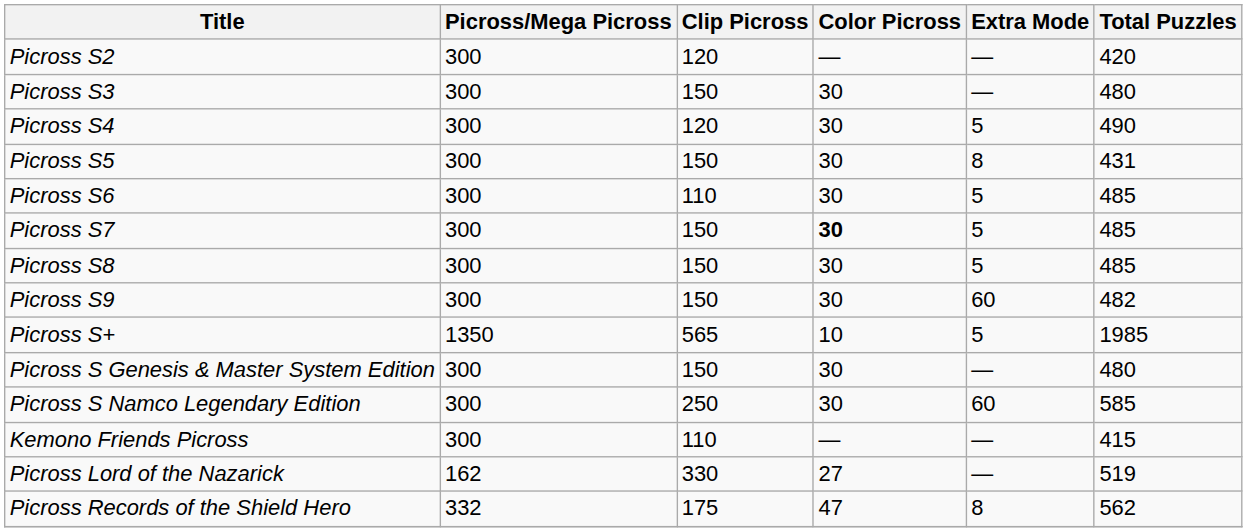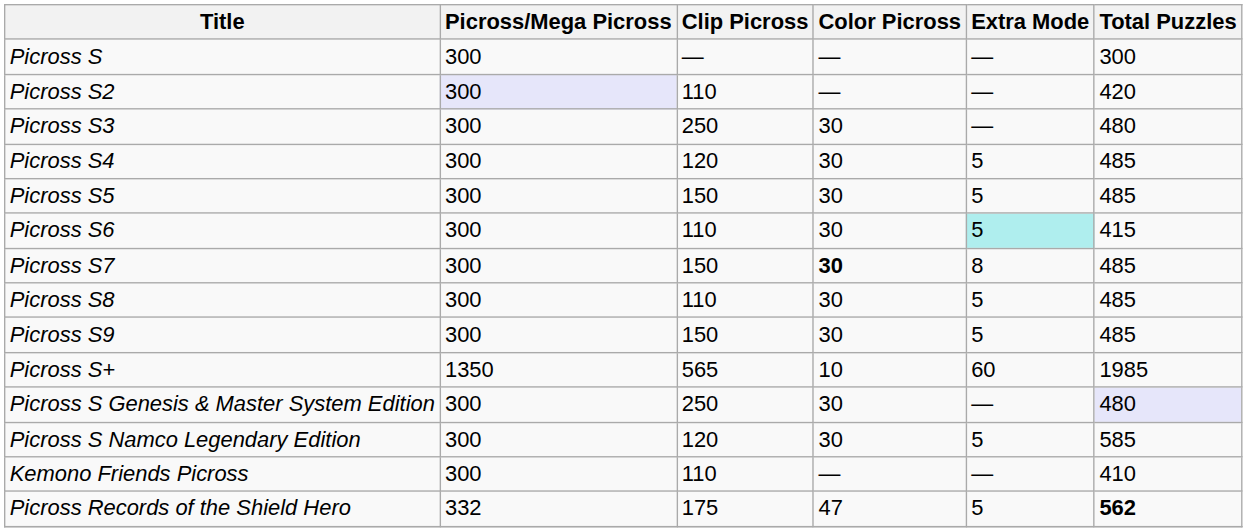+ row: (56, 56)
(463, 56) no background -> (463, 91) lavender background
(700, 56) 120 -> (699, 91) 110
(700, 91) 150 -> (700, 126) 250
(1118, 126) 490 -> (1118, 160) 485
(977, 160) 8 -> (977, 195) 5
(1118, 160) 431 -> (1118, 195) 485
(977, 195) no background -> (977, 230) paleturquoise background
(1118, 195) 485 -> (1118, 230) 415
(977, 230) 5 -> (977, 265) 8
(700, 265) 150 -> (699, 299) 110
(983, 299) 60 -> (977, 334) 5
(1118, 299) 482 -> (1118, 334) 485
(977, 334) 5 -> (983, 369) 60
(700, 369) 150 -> (700, 404) 250
(1118, 369) no background -> (1118, 404) lavender background
(700, 404) 250 -> (700, 439) 120
(983, 404) 60 -> (977, 439) 5
(1118, 439) 415 -> (1118, 473) 410
- row: (147, 473)
(977, 508) 8 -> (977, 508) 5
(1118, 508) normal -> (1118, 508) bold
